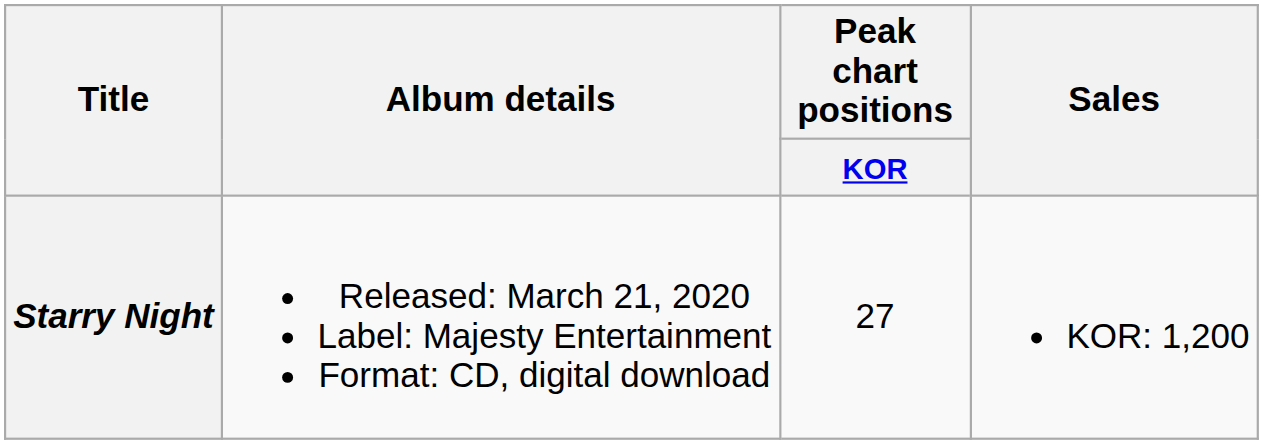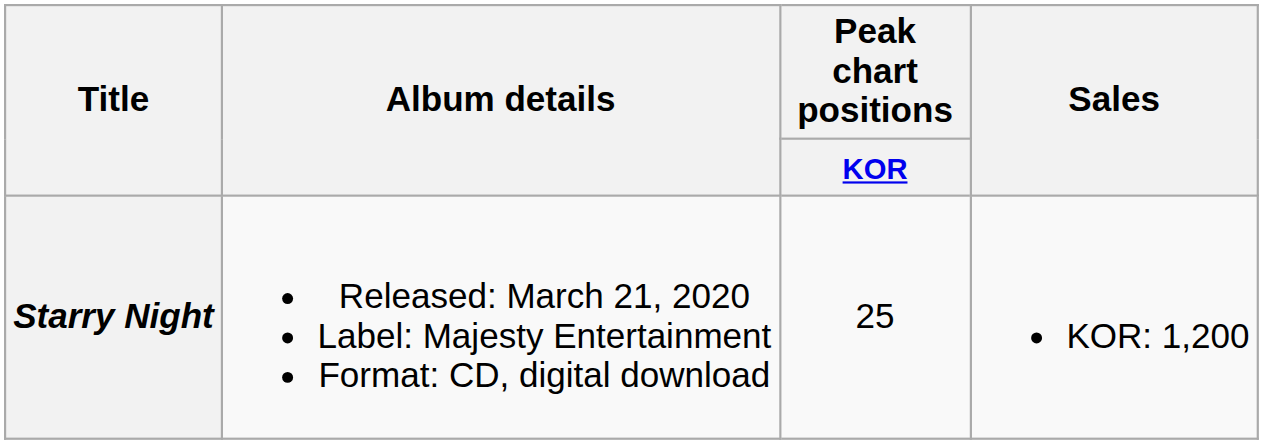(875, 316) 27 -> (875, 316) 25
